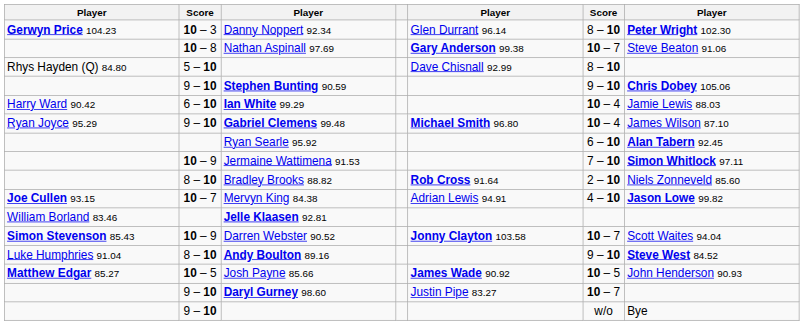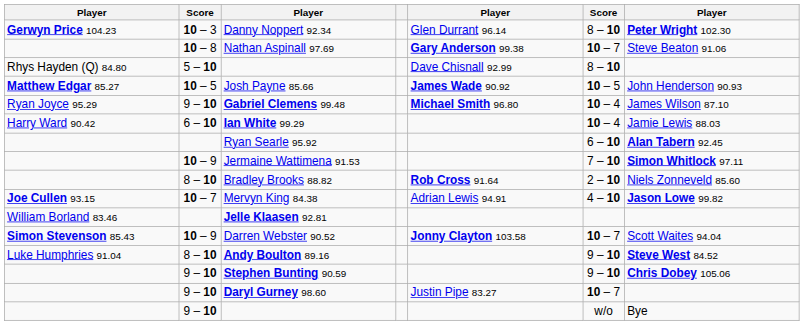rows swapped: (92, 86) <-> (63, 273)
rows swapped: (51, 104) <-> (52, 123)
